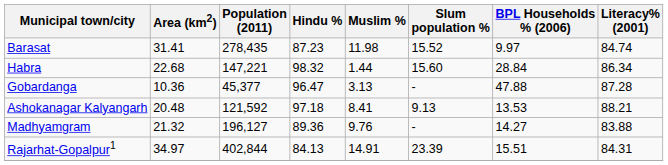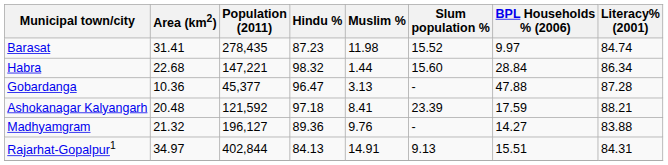(424, 107) 9.13 -> (427, 107) 23.39
(511, 107) 13.53 -> (511, 107) 17.59
(427, 148) 23.39 -> (424, 148) 9.13
